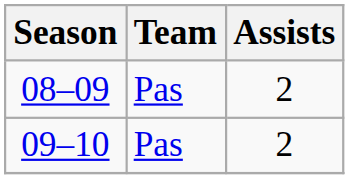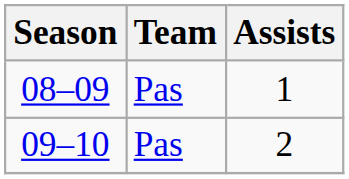(284, 88) 2 -> (284, 88) 1
